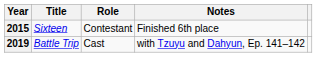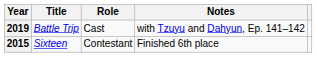rows swapped: (18, 28) <-> (18, 44)
